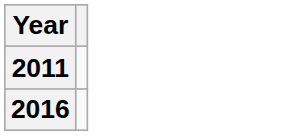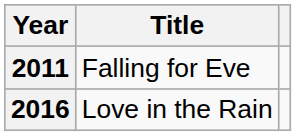+ column: (177, 25)
